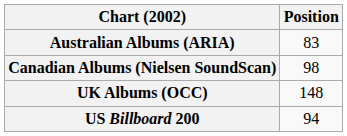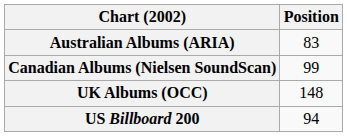(311, 67) 98 -> (311, 67) 99
